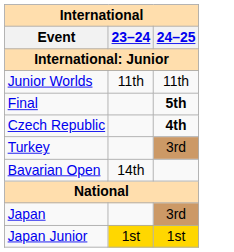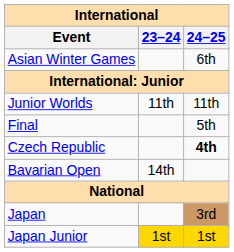+ row: (71, 59)
(176, 103) bold -> (206, 125) normal
- row: (29, 147)
